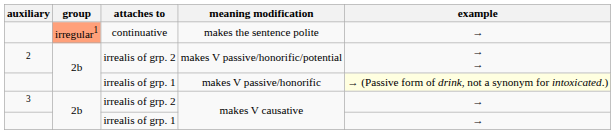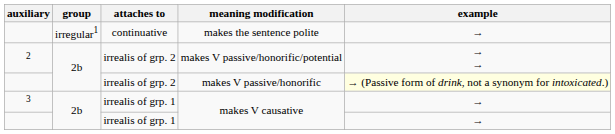(77, 32) lightsalmon background -> (77, 32) no background
(139, 82) irrealis of grp. 1 -> (139, 82) irrealis of grp. 2
(139, 101) irrealis of grp. 2 -> (139, 101) irrealis of grp. 1
